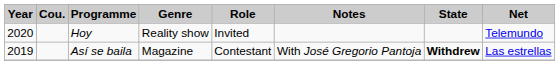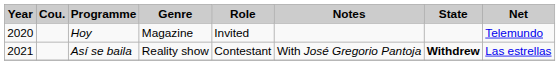(175, 33) Reality show -> (167, 33) Magazine
(20, 51) 2019 -> (20, 51) 2021
(167, 51) Magazine -> (175, 51) Reality show
